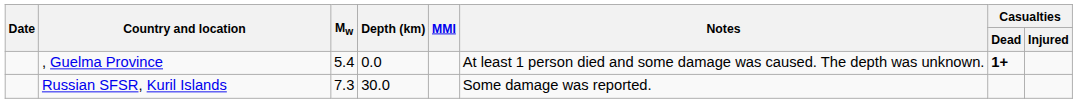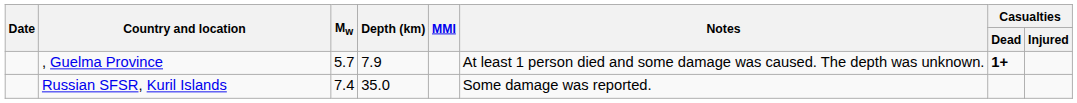(344, 62) 5.4 -> (344, 62) 5.7
(371, 62) 0.0 -> (371, 62) 7.9
(344, 86) 7.3 -> (344, 86) 7.4
(376, 86) 30.0 -> (376, 86) 35.0
